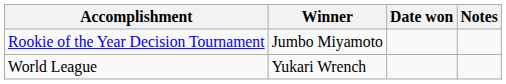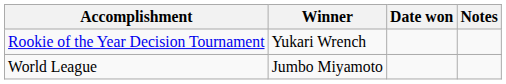(327, 41) Jumbo Miyamoto -> (319, 41) Yukari Wrench
(319, 66) Yukari Wrench -> (327, 66) Jumbo Miyamoto
